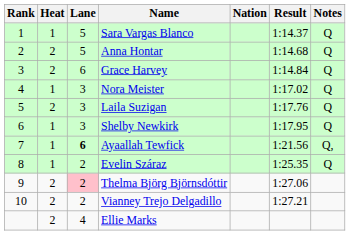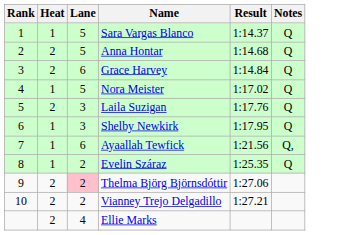- column: (250, 13)
(83, 88) 3 -> (83, 88) 5
(83, 145) bold -> (83, 145) normal
